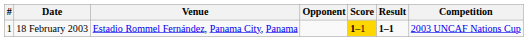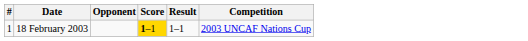- column: (195, 12)
(386, 28) bold -> (177, 28) normal
